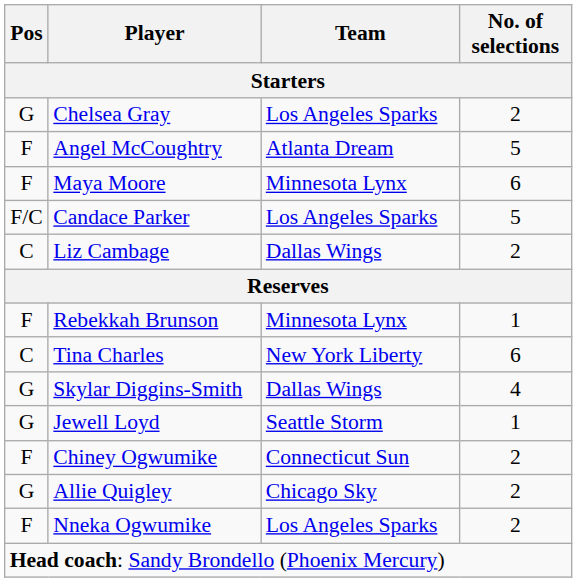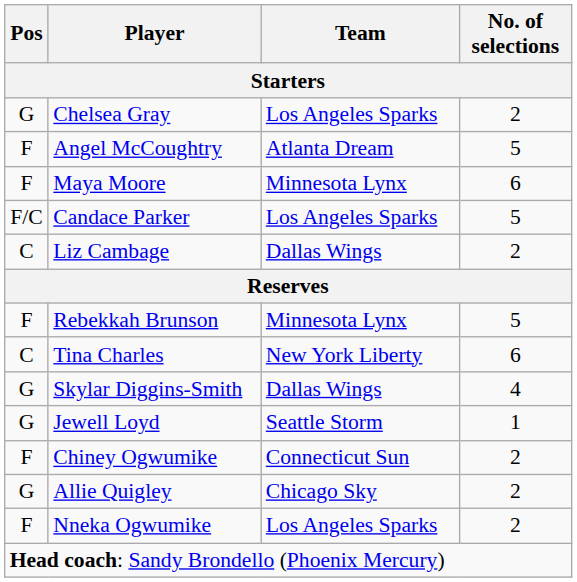(515, 319) 1 -> (515, 319) 5
